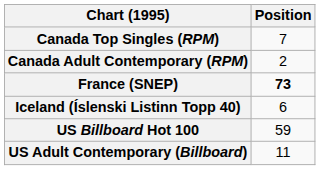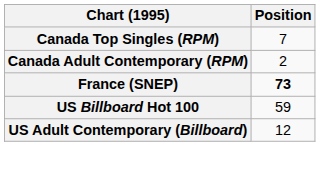- row: (128, 107)
(283, 152) 11 -> (283, 130) 12
